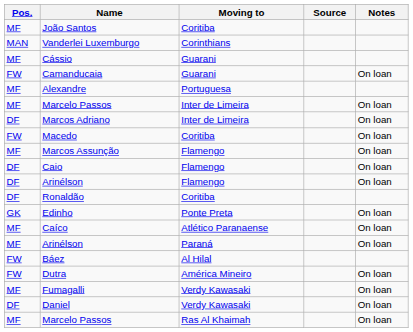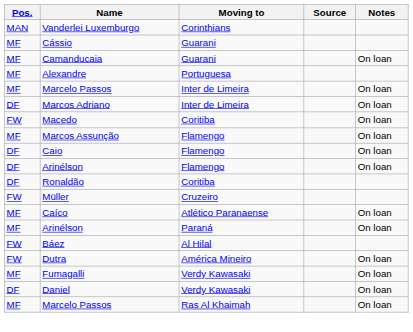- row: (69, 28)
(14, 74) FW -> (14, 58) MF
+ row: (56, 197)
- row: (57, 212)
